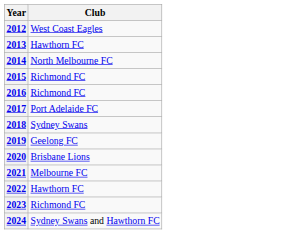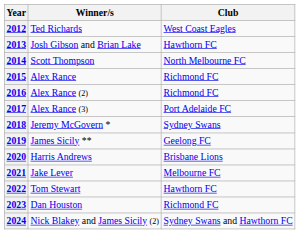+ column: (95, 12)
